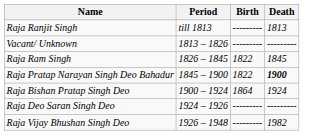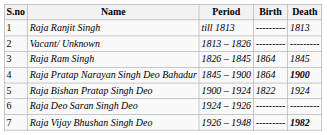+ column: (16, 12)
(243, 59) 1822 -> (266, 59) 1864
(243, 75) 1822 -> (266, 75) 1864
(243, 91) 1864 -> (266, 91) 1822
(277, 122) normal -> (300, 122) bold
